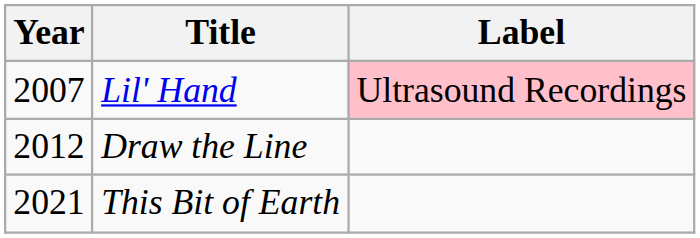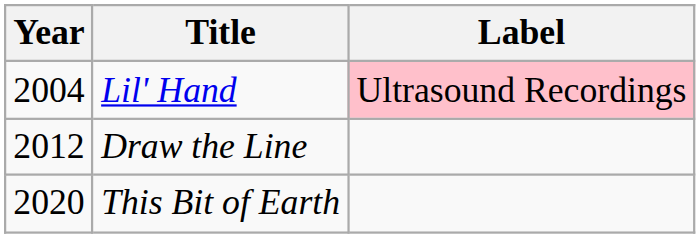(49, 89) 2007 -> (49, 89) 2004
(49, 202) 2021 -> (49, 202) 2020
